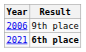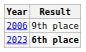(17, 40) 2021 -> (17, 40) 2023
